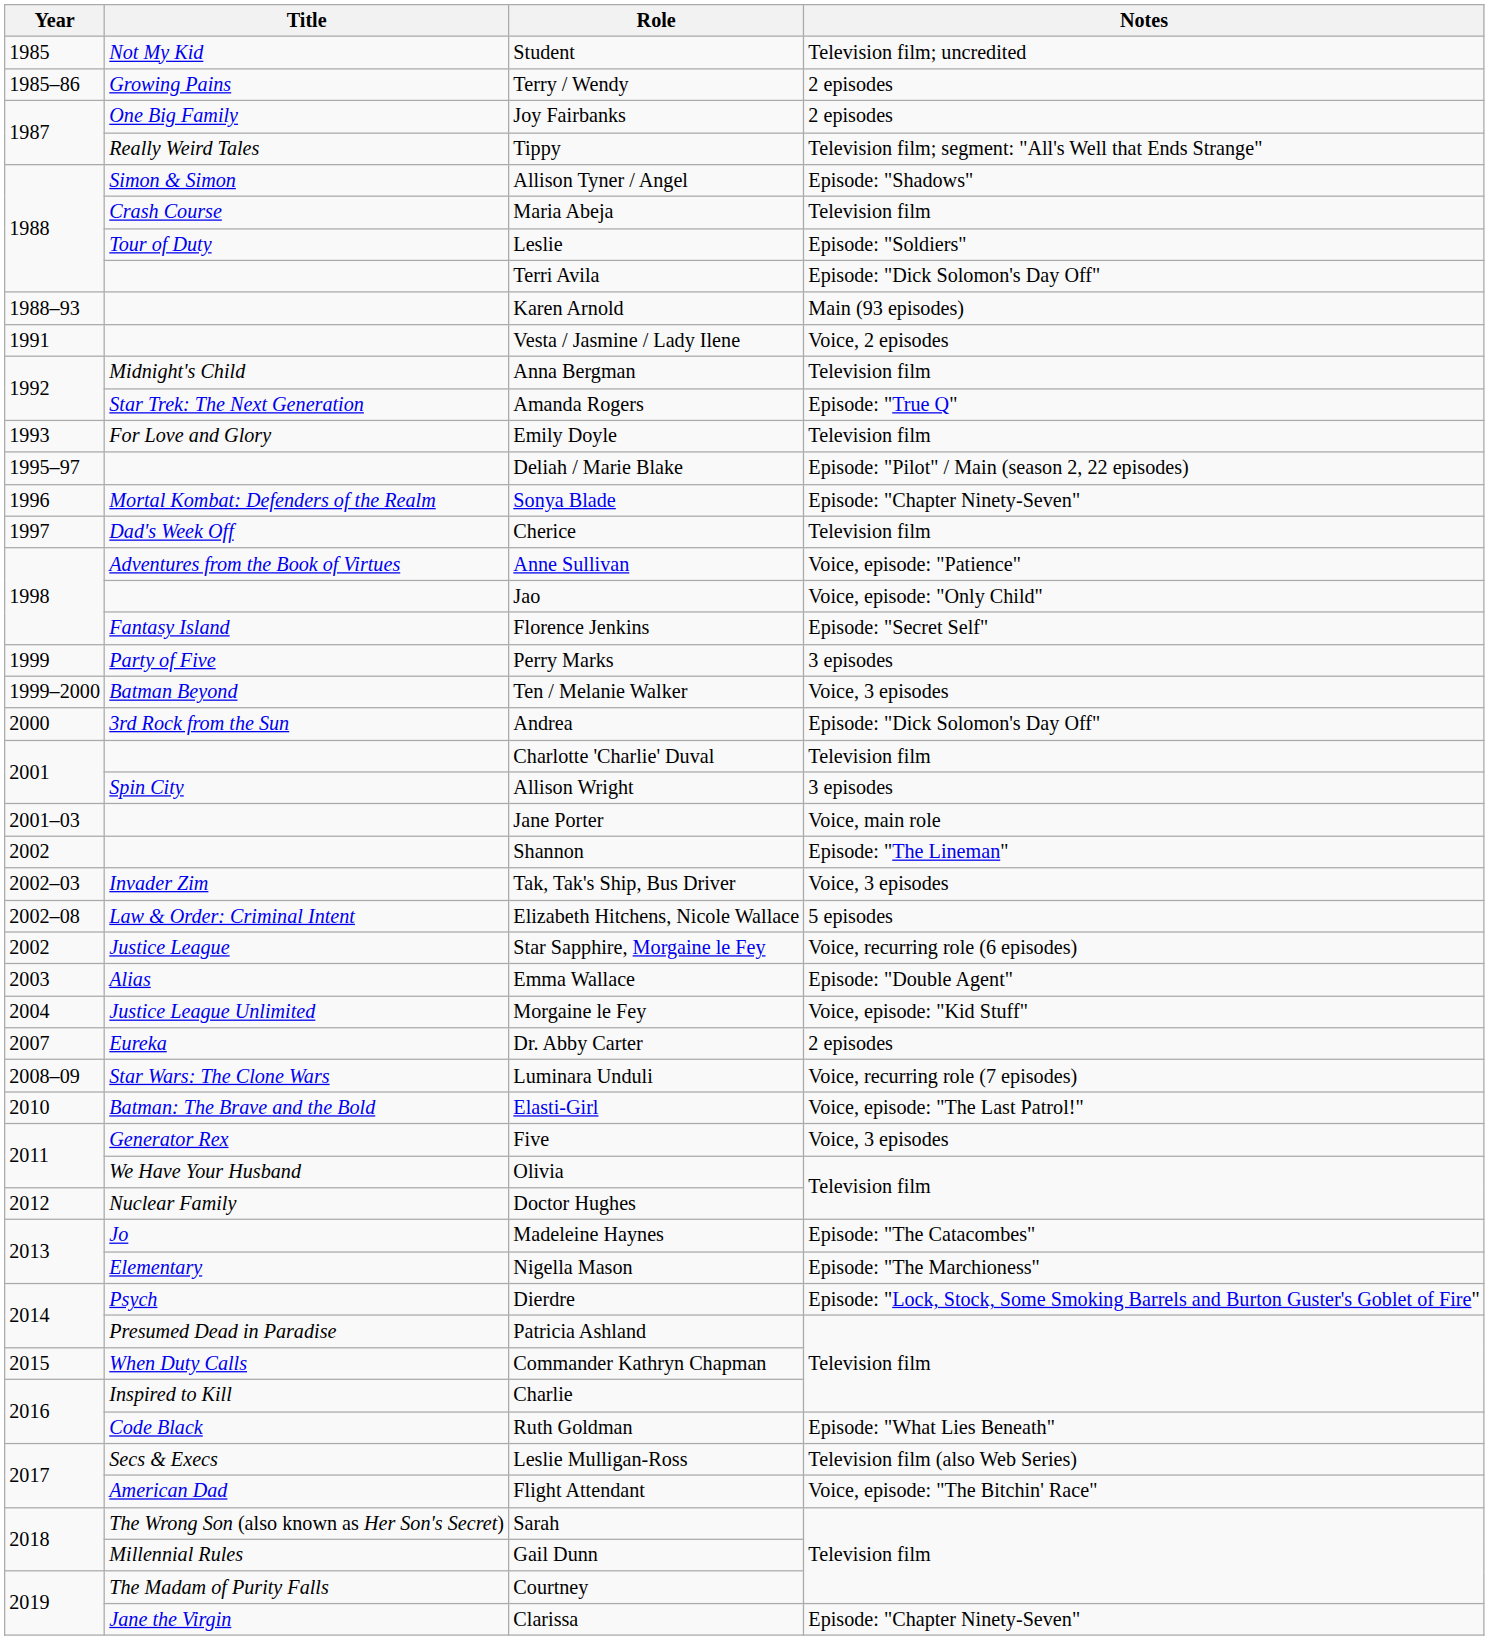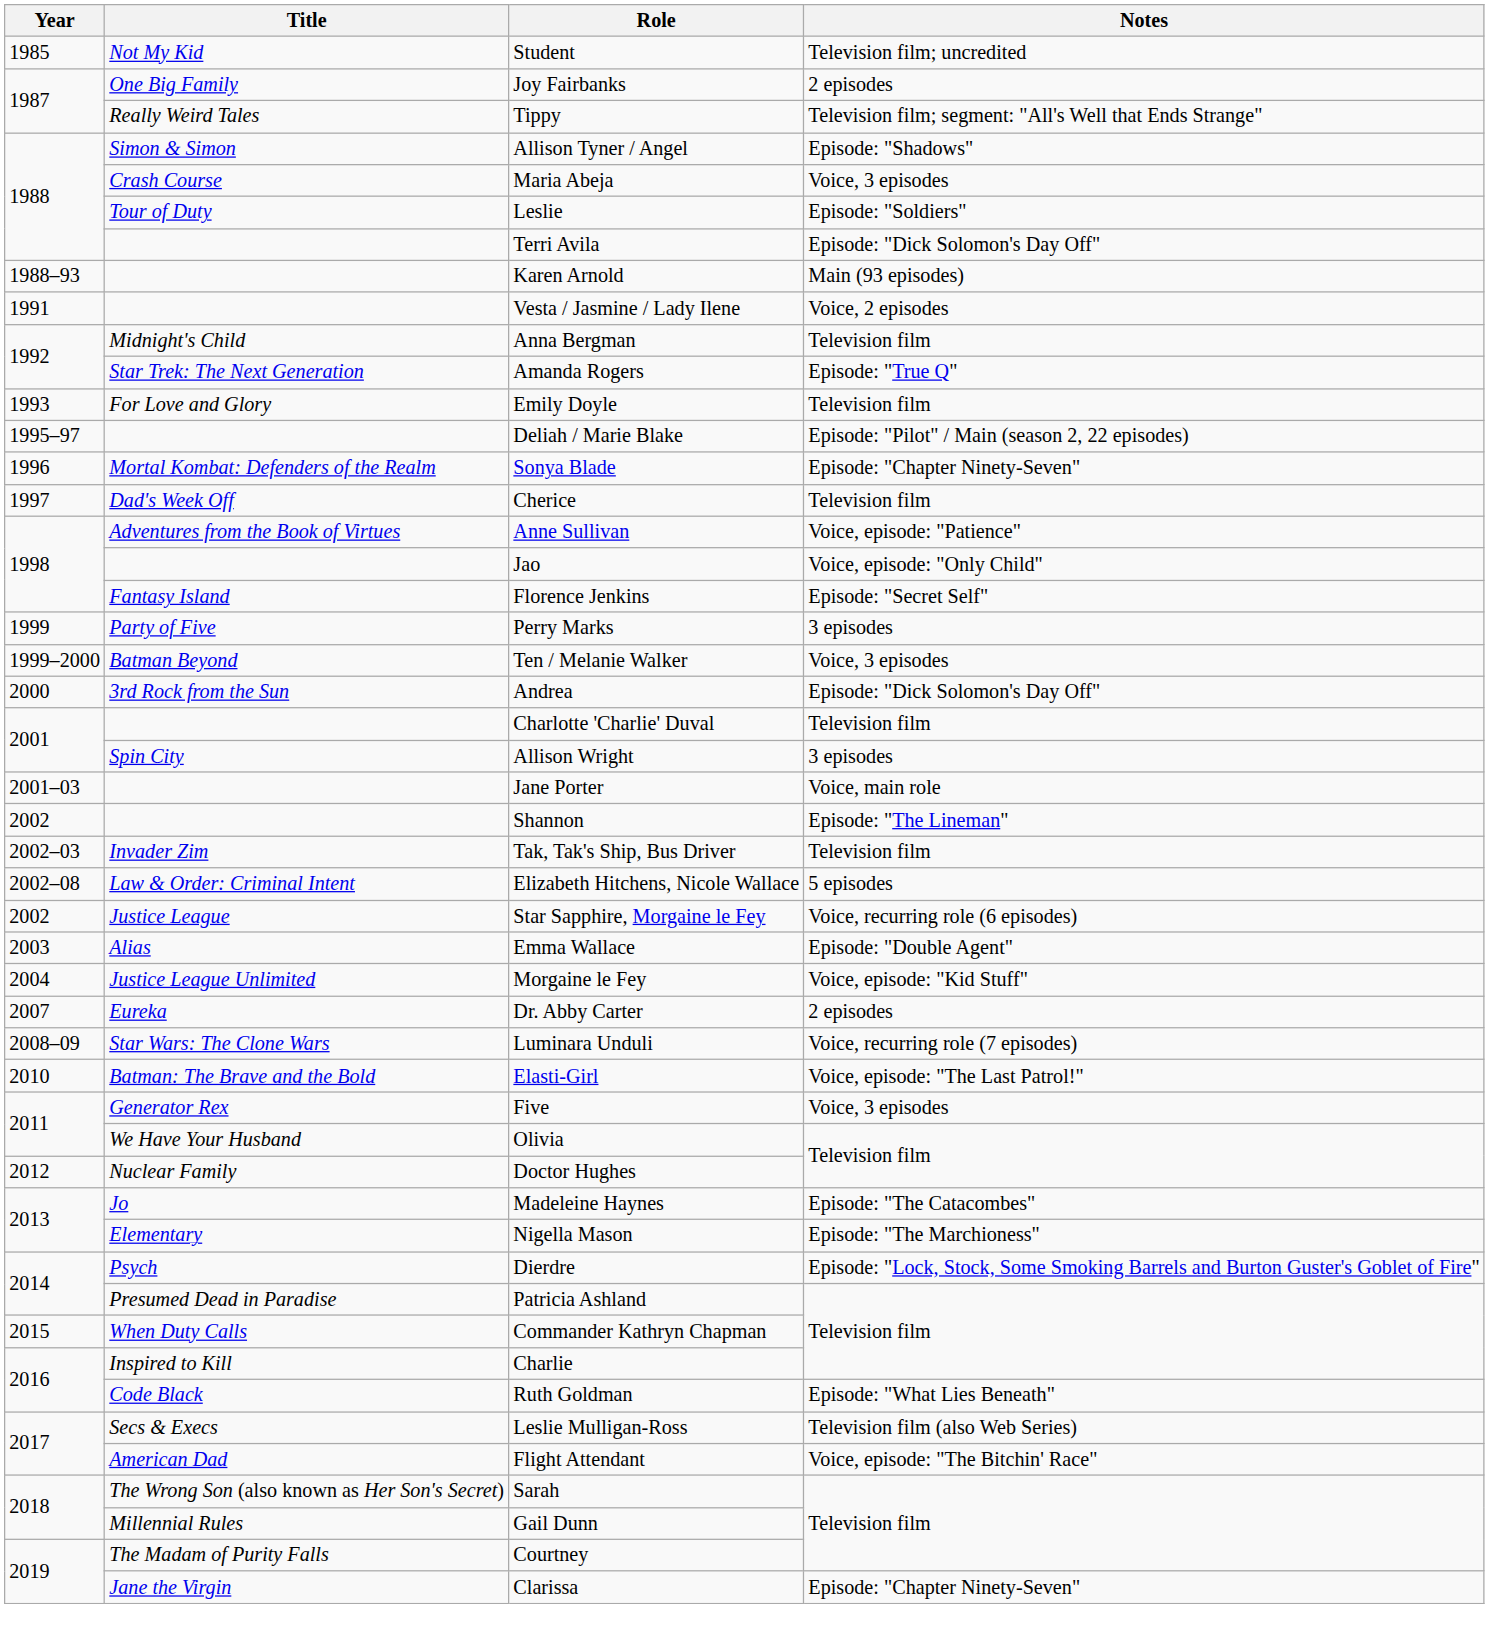- row: (571, 84)
(870, 212) Television film -> (878, 180) Voice, 3 episodes
(878, 883) Voice, 3 episodes -> (870, 851) Television film
